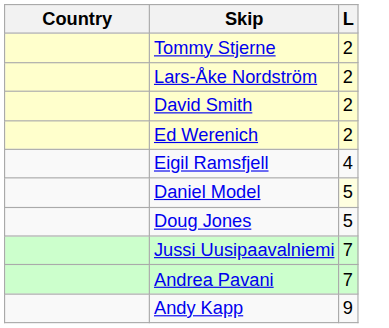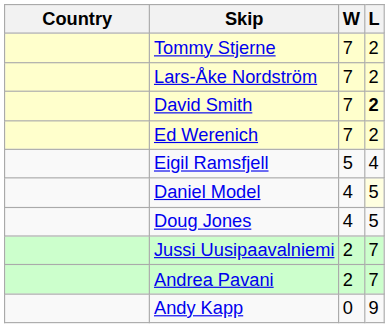+ column: (351, 18)
(348, 105) normal -> (374, 105) bold
